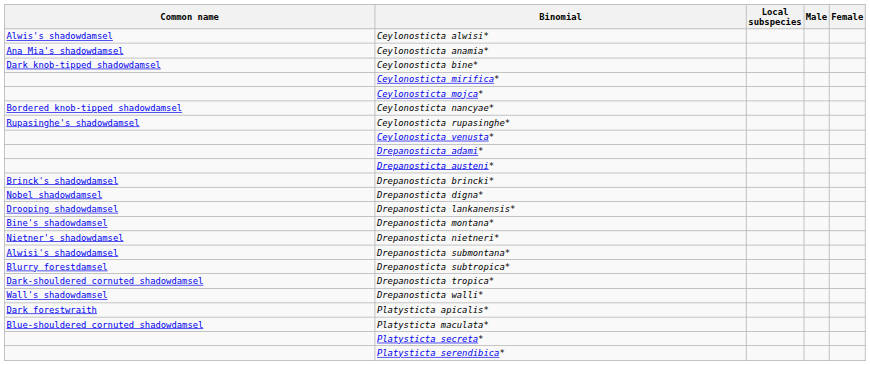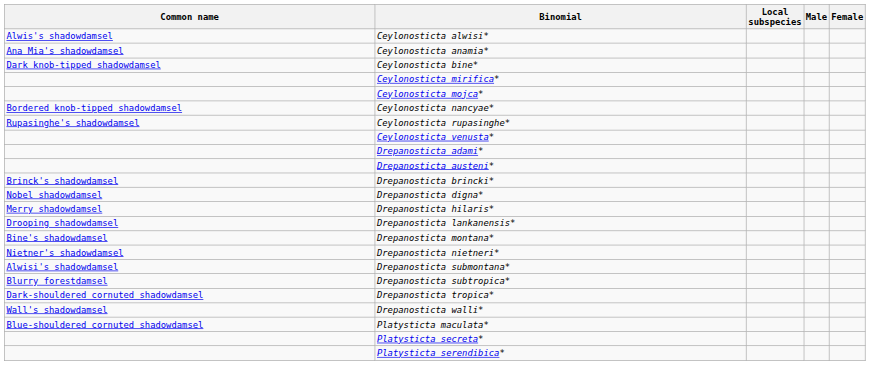+ row: (436, 209)
- row: (433, 310)
